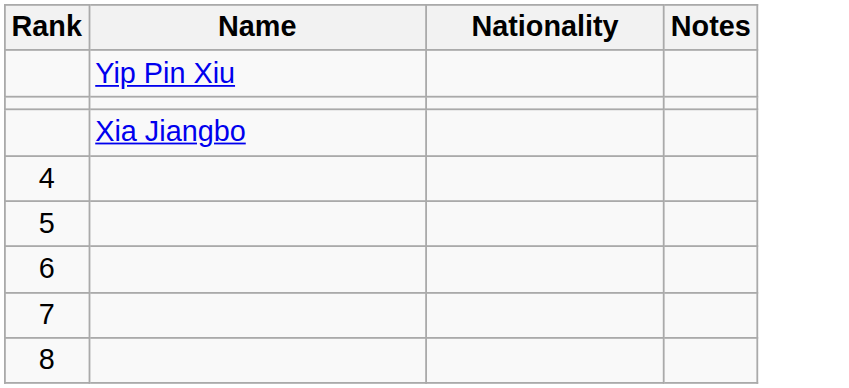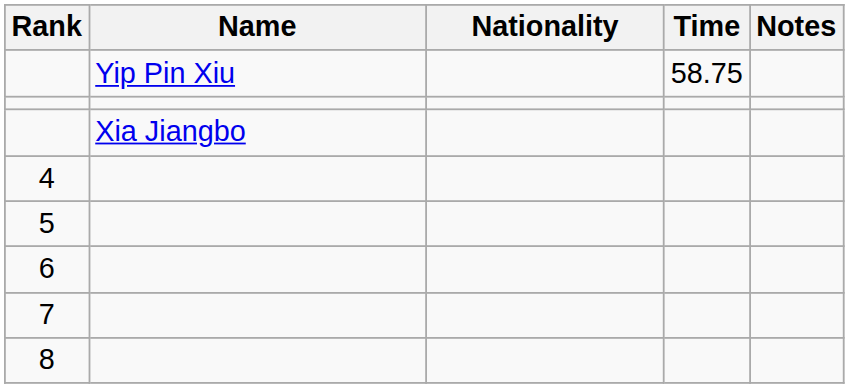+ column: (707, 27)
